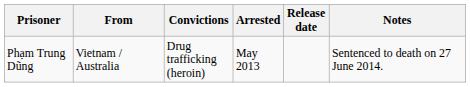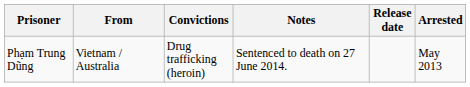columns swapped: (258, 20) <-> (397, 20)
